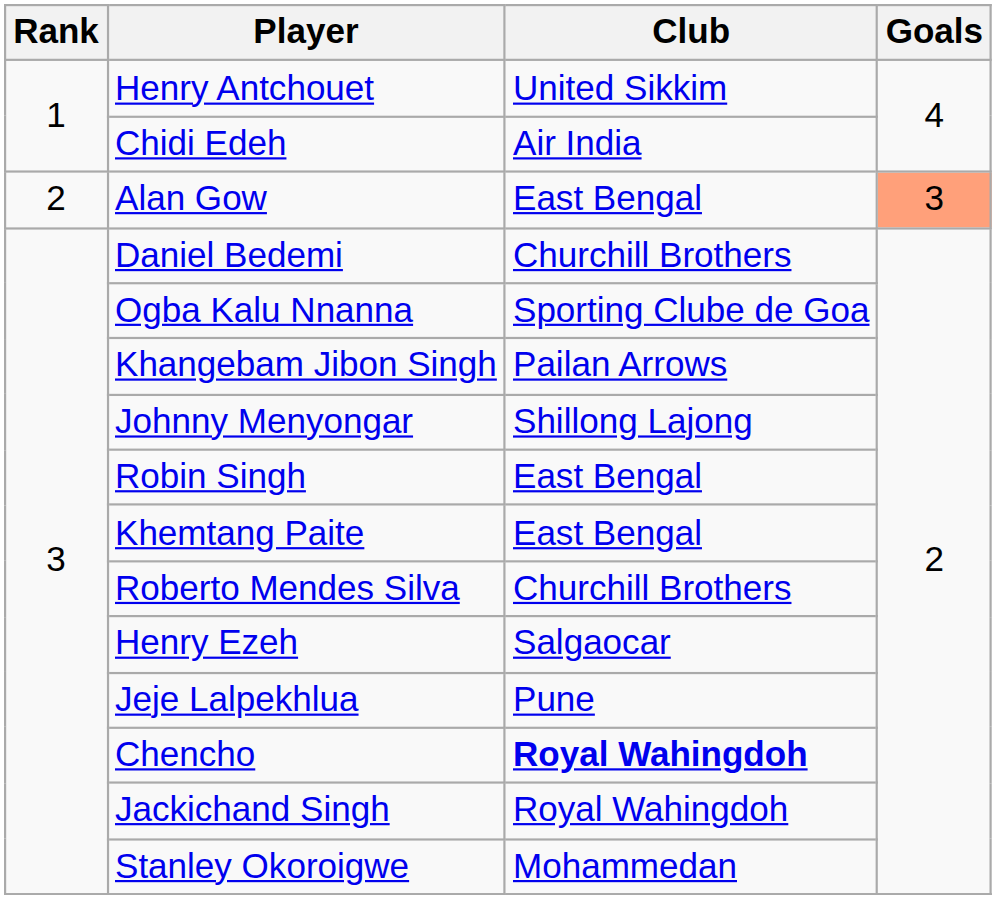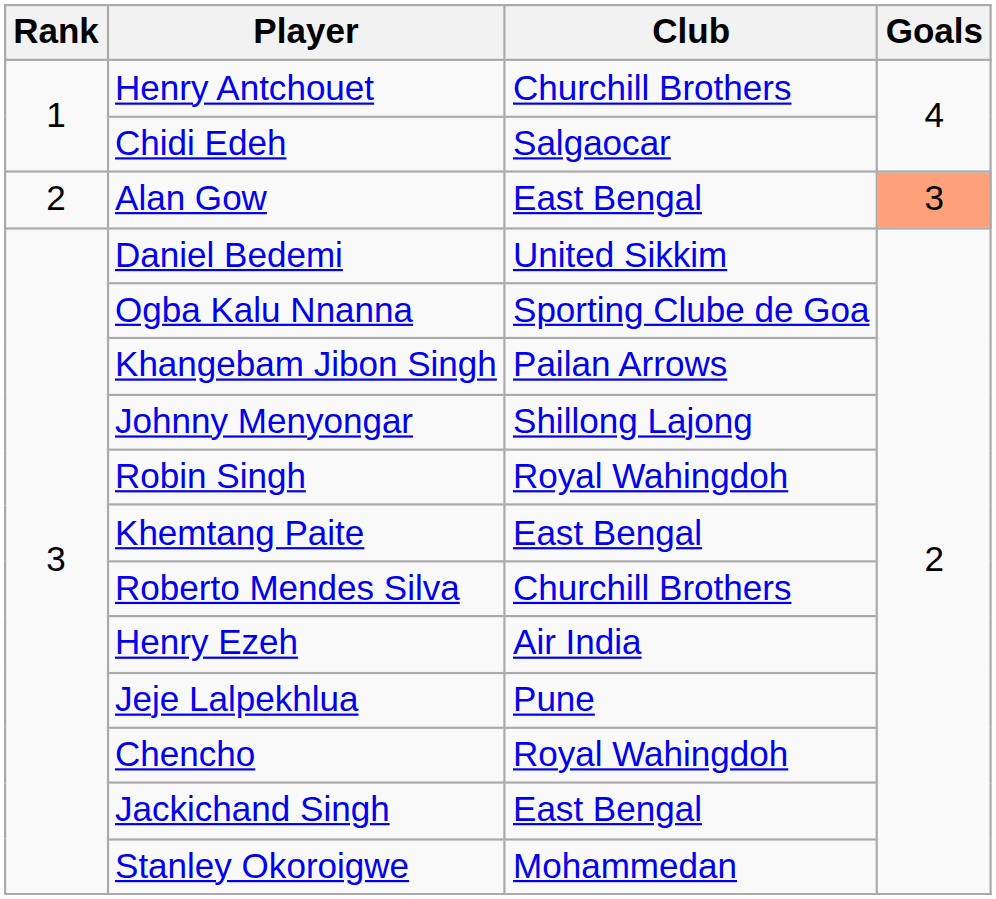(620, 87) United Sikkim -> (652, 87) Churchill Brothers
(577, 143) Air India -> (592, 143) Salgaocar
(652, 254) Churchill Brothers -> (620, 254) United Sikkim
(607, 476) East Bengal -> (651, 476) Royal Wahingdoh
(592, 643) Salgaocar -> (577, 643) Air India
(660, 754) bold -> (651, 754) normal
(651, 810) Royal Wahingdoh -> (607, 810) East Bengal
